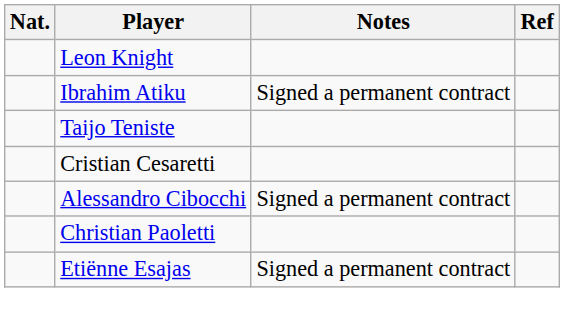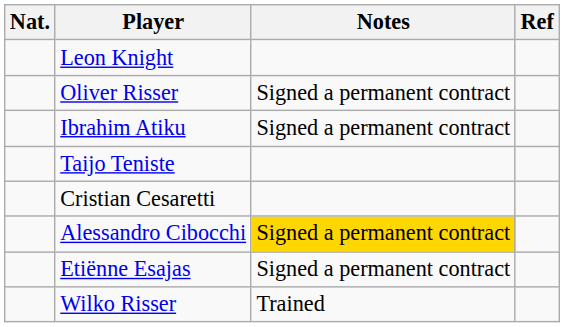+ row: (119, 92)
(383, 198) no background -> (383, 233) gold background
- row: (138, 233)
+ row: (118, 304)
